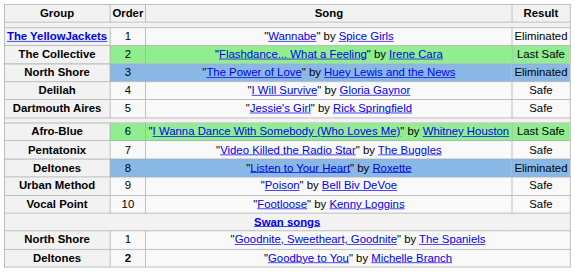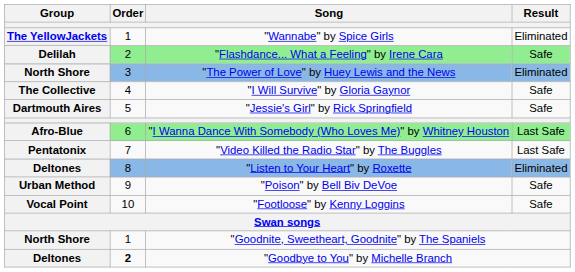(57, 54) The Collective -> (57, 54) Delilah
(541, 54) Last Safe -> (541, 54) Safe
(57, 90) Delilah -> (57, 90) The Collective
(541, 150) Safe -> (541, 150) Last Safe
